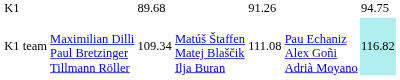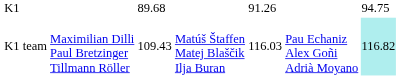(155, 46) 109.34 -> (155, 46) 109.43
(265, 46) 111.08 -> (265, 46) 116.03
